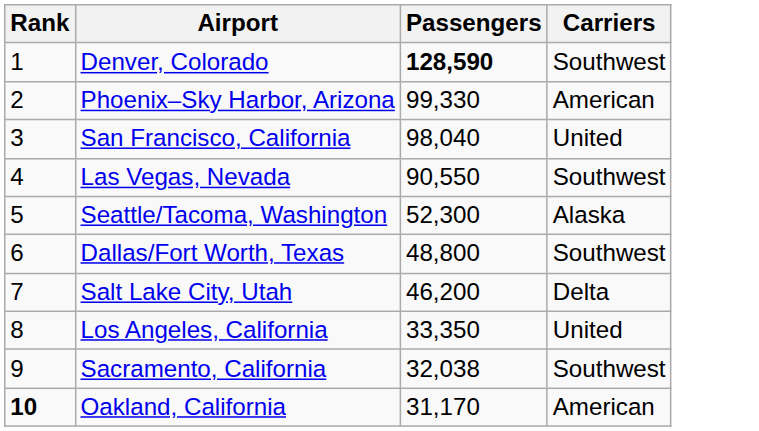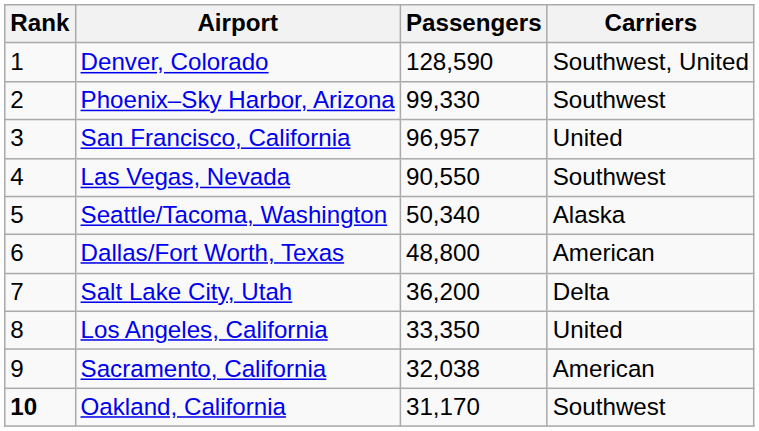(450, 61) bold -> (450, 61) normal
(609, 61) Southwest -> (651, 61) Southwest, United
(604, 100) American -> (609, 100) Southwest
(443, 138) 98,040 -> (443, 138) 96,957
(443, 215) 52,300 -> (443, 215) 50,340
(609, 253) Southwest -> (604, 253) American
(443, 291) 46,200 -> (443, 291) 36,200
(609, 368) Southwest -> (604, 368) American
(604, 406) American -> (609, 406) Southwest
